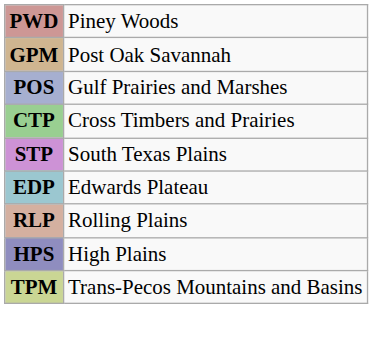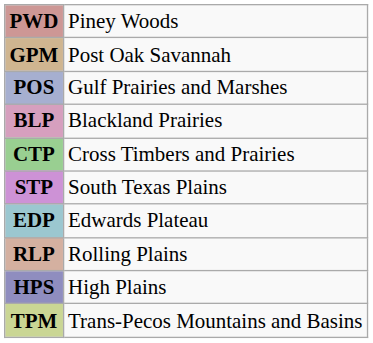+ row: (34, 120)
